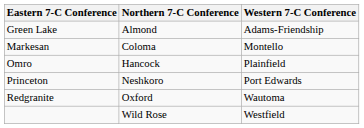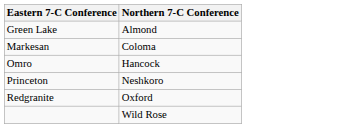- column: (300, 13)
